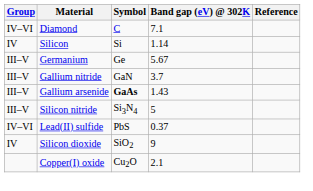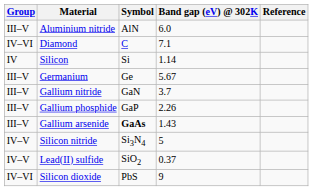+ row: (77, 28)
+ row: (78, 108)
(18, 109) III–V -> (18, 141) IV–V
(20, 127) IV–VI -> (18, 160) IV–V
(122, 127) PbS -> (131, 160) SiO2
(12, 144) IV -> (20, 177) IV–VI
(123, 144) SiO2 -> (129, 177) PbS
- row: (72, 162)
